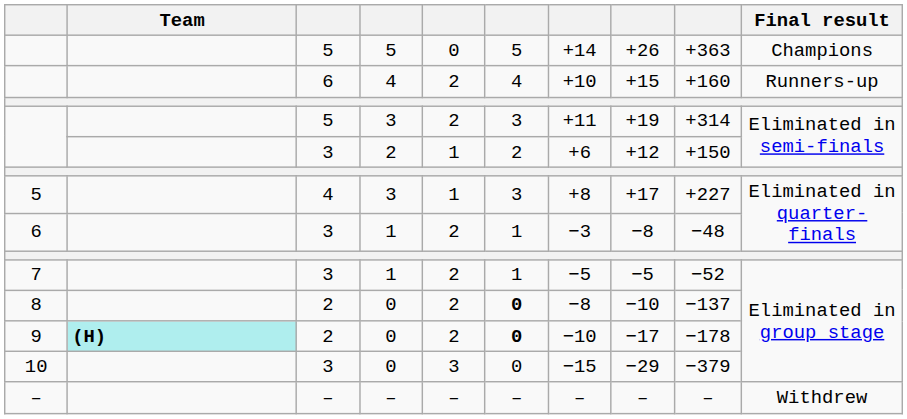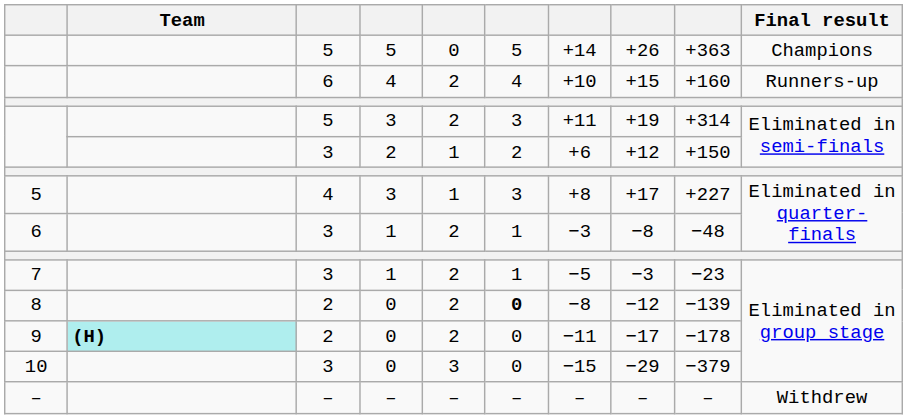(643, 275) −5 -> (643, 275) −3
(708, 275) −52 -> (708, 275) −23
(643, 306) −10 -> (643, 306) −12
(708, 306) −137 -> (708, 306) −139
(517, 336) bold -> (517, 336) normal
(580, 336) −10 -> (580, 336) −11
